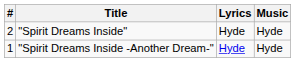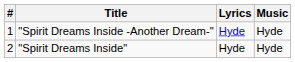rows swapped: (116, 48) <-> (73, 31)
